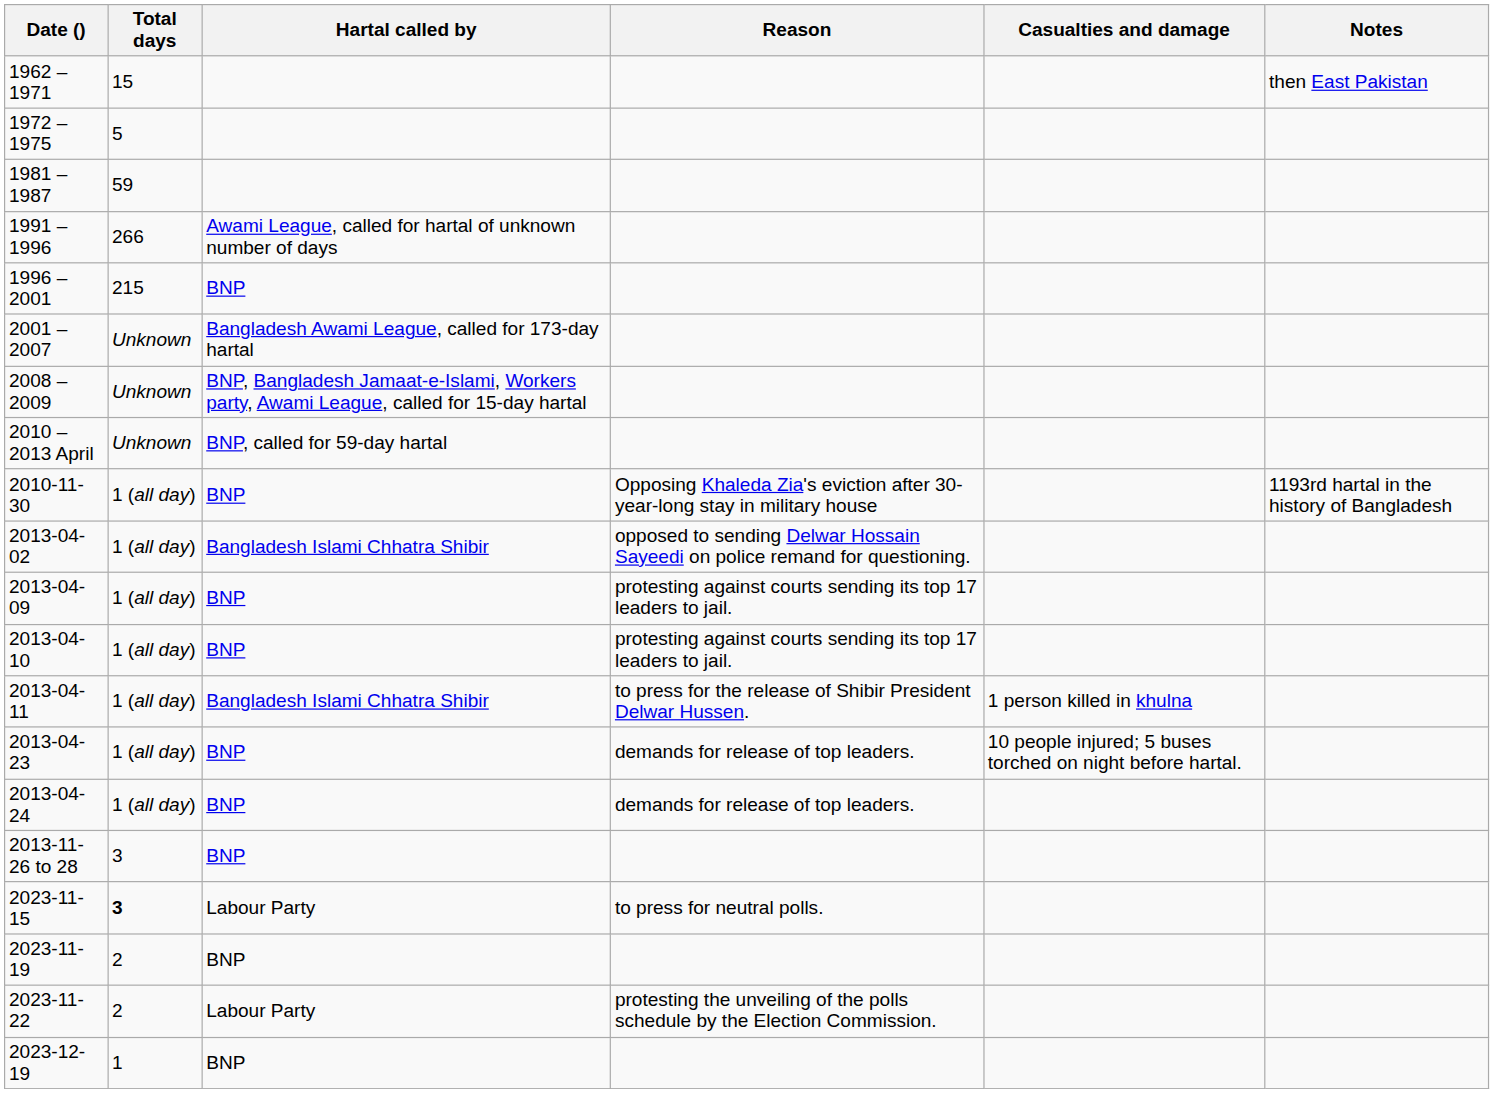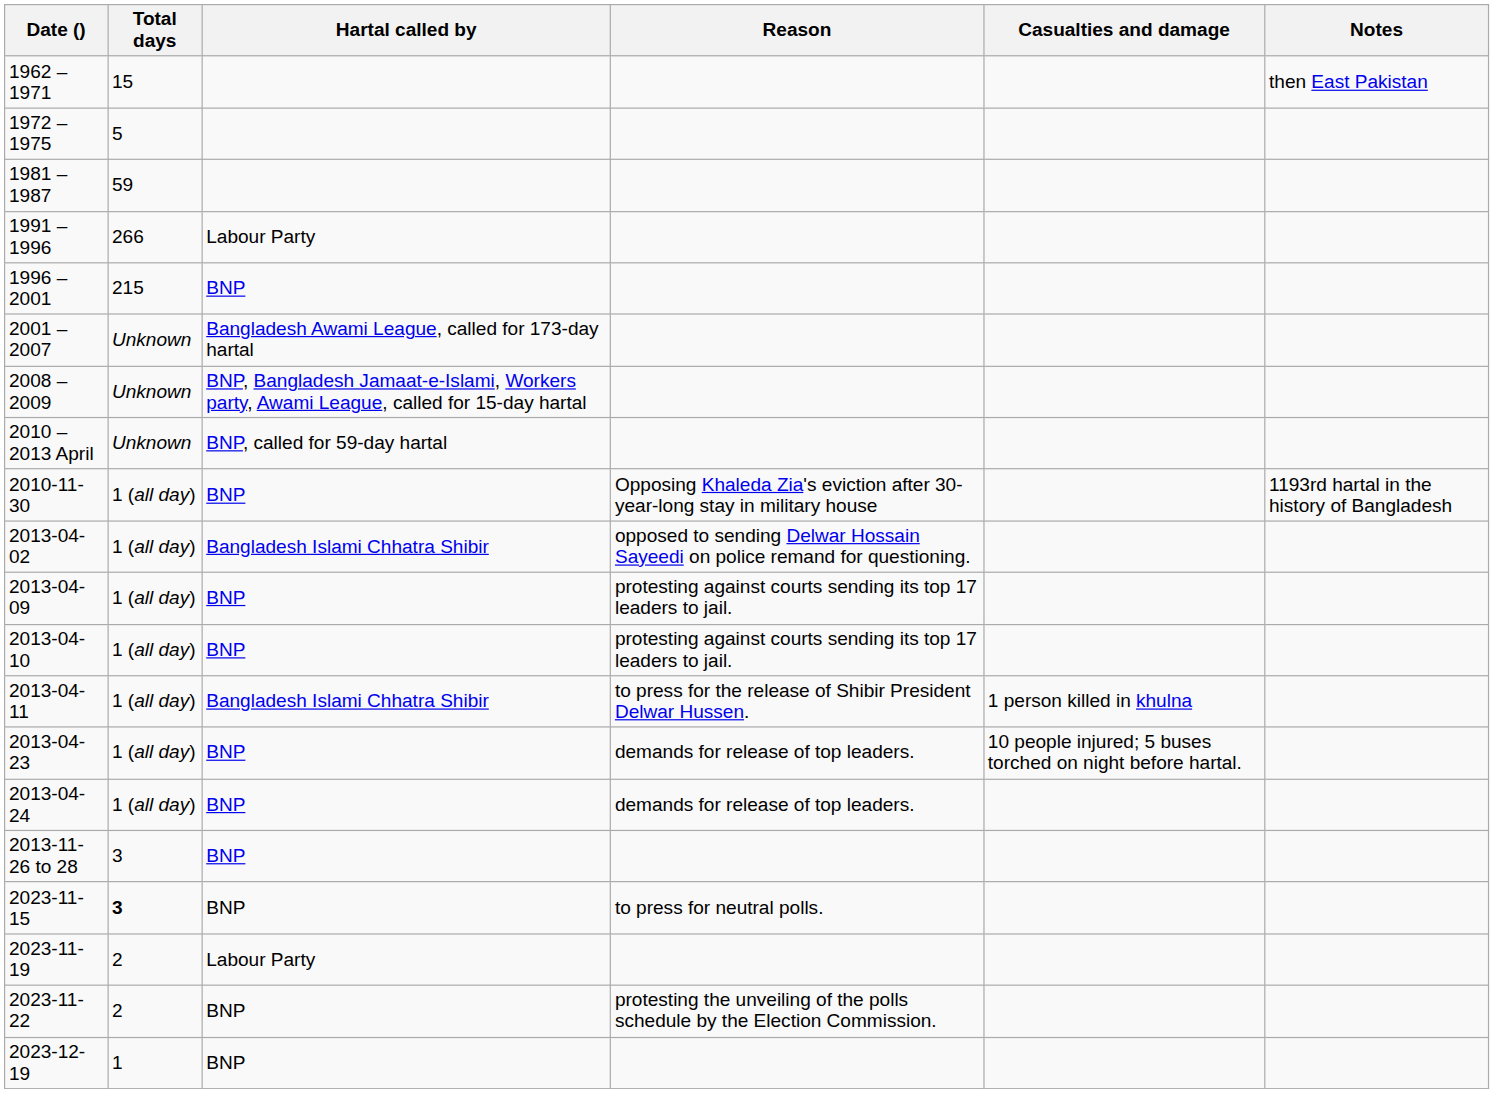(391, 236) Awami League, called for hartal of unknown number of days -> (261, 236) Labour Party
(261, 907) Labour Party -> (226, 907) BNP
(226, 959) BNP -> (261, 959) Labour Party
(261, 1011) Labour Party -> (226, 1011) BNP
